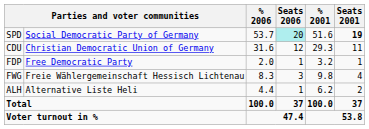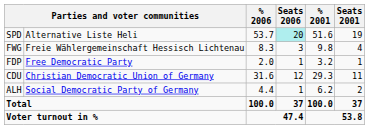(112, 35) Social Democratic Party of Germany -> (82, 35) Alternative Liste Heli
(357, 35) bold -> (357, 35) normal
rows swapped: (14, 49) <-> (14, 76)
(82, 90) Alternative Liste Heli -> (112, 90) Social Democratic Party of Germany
